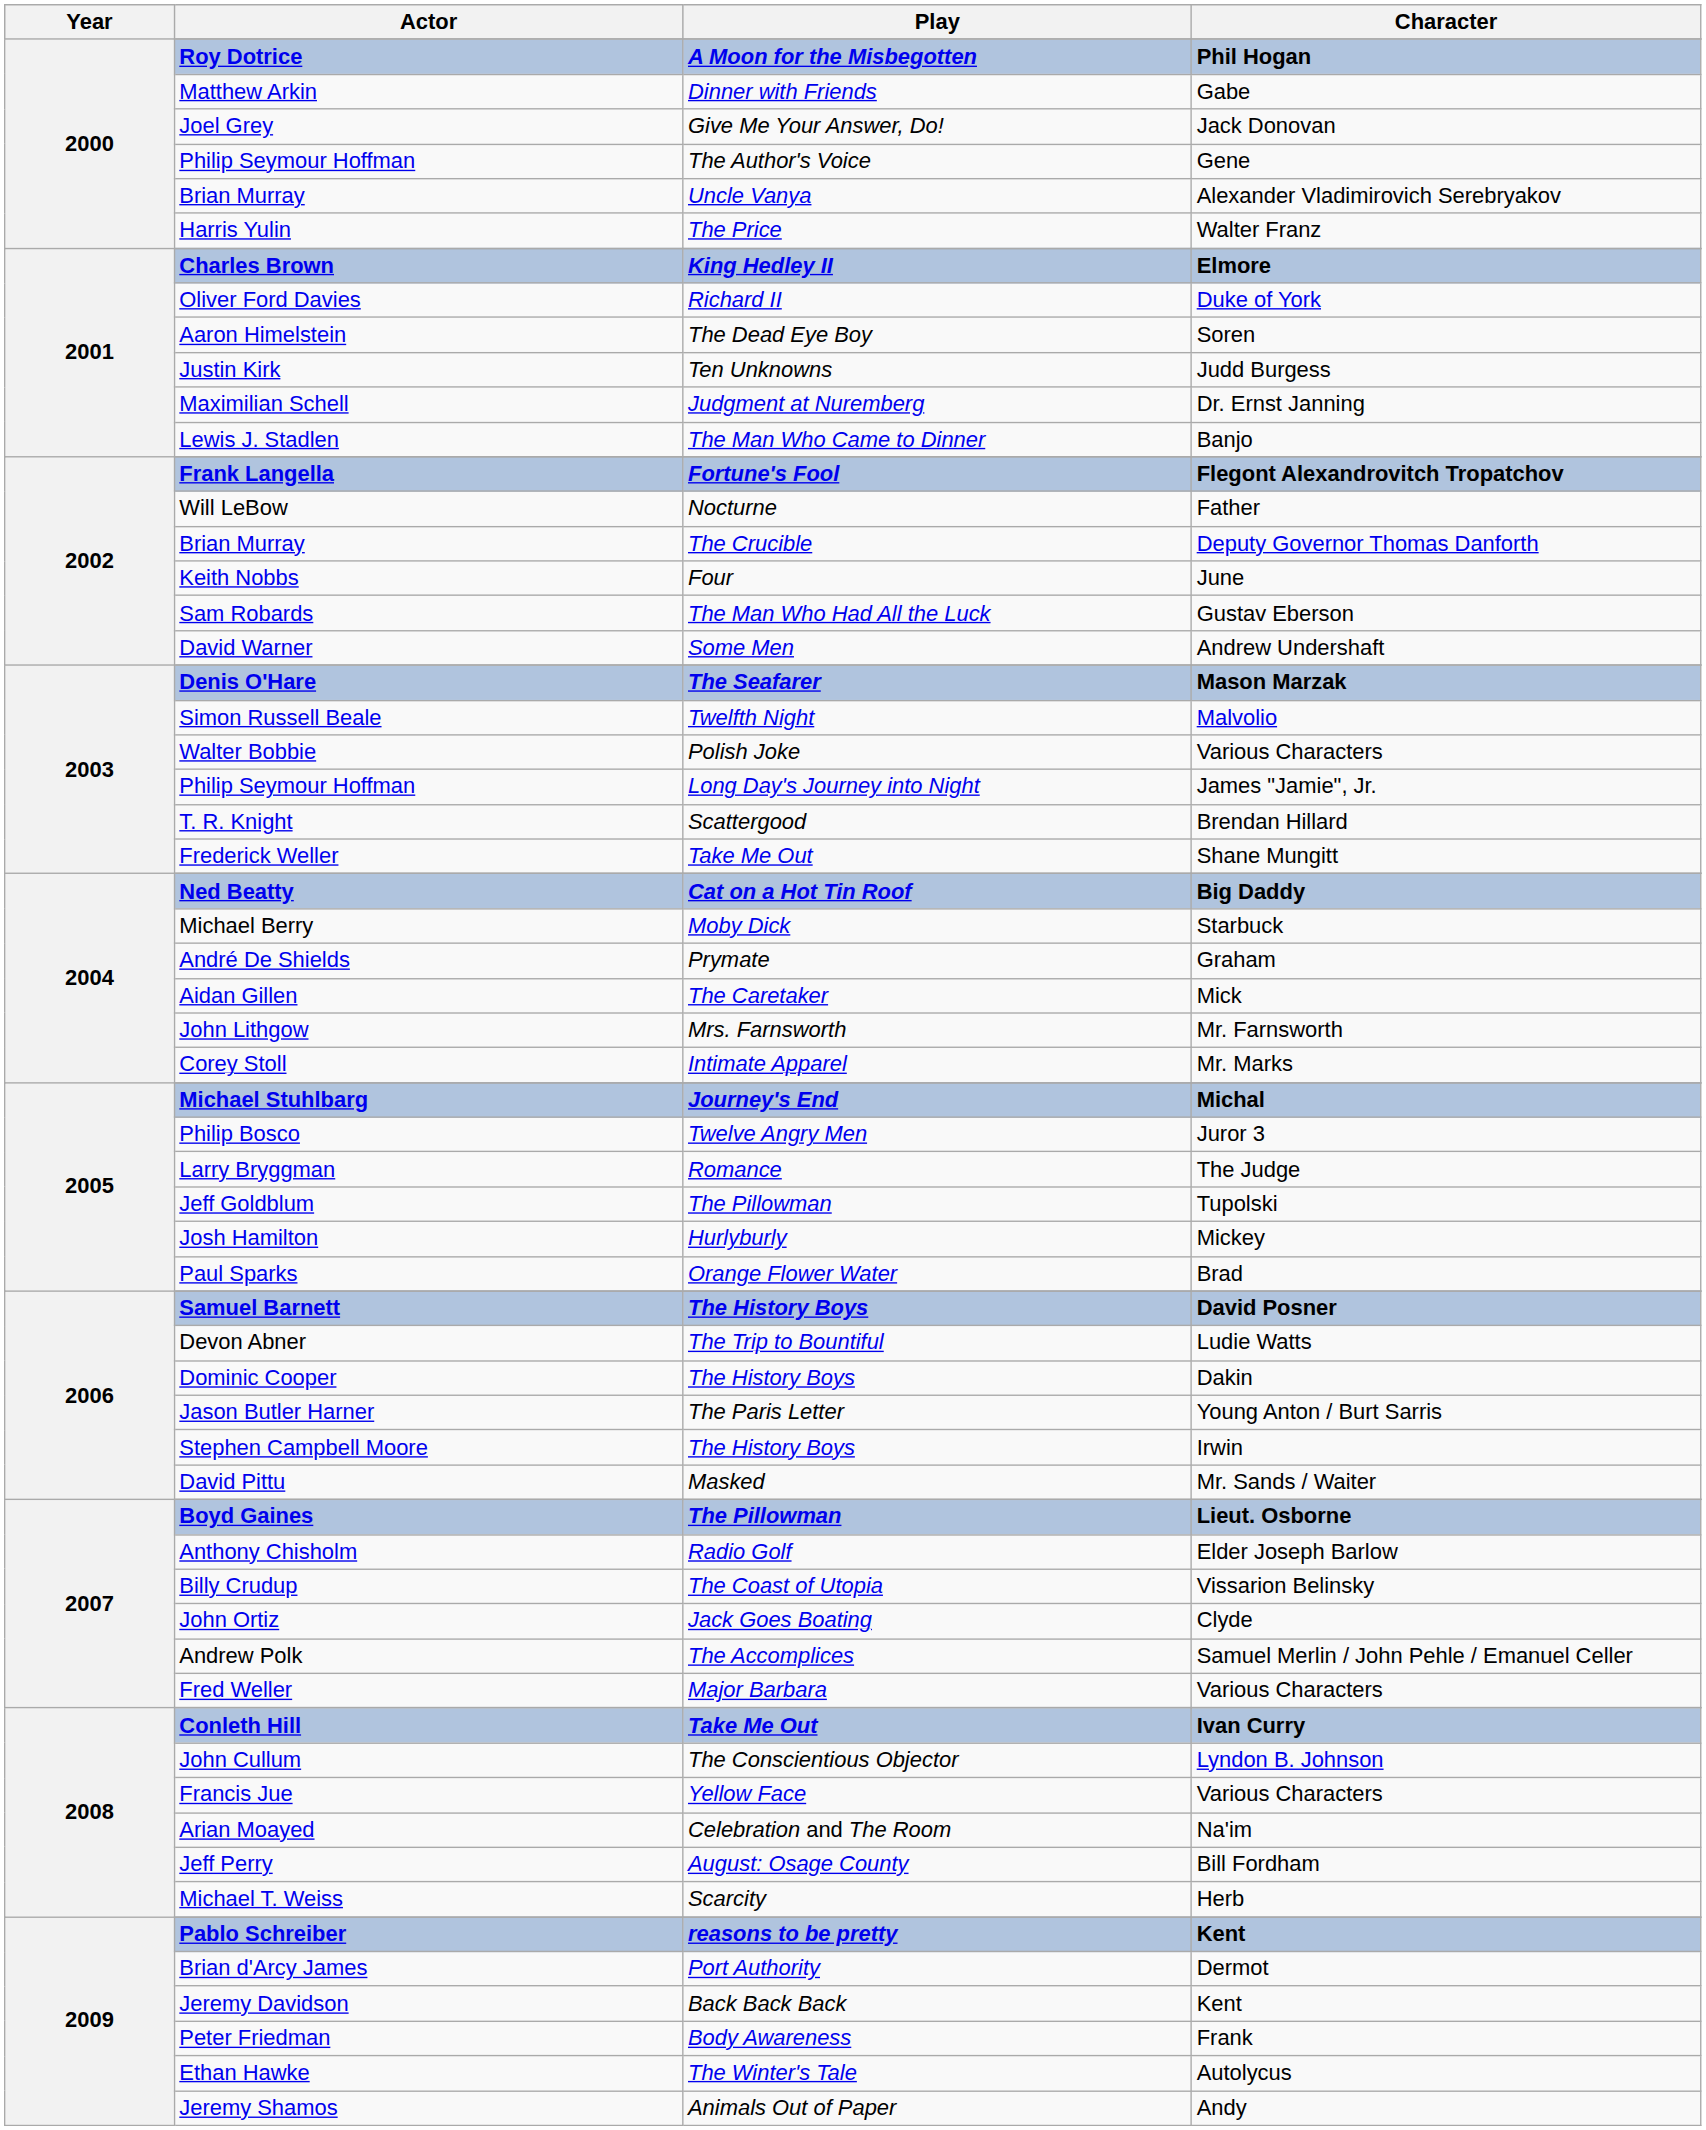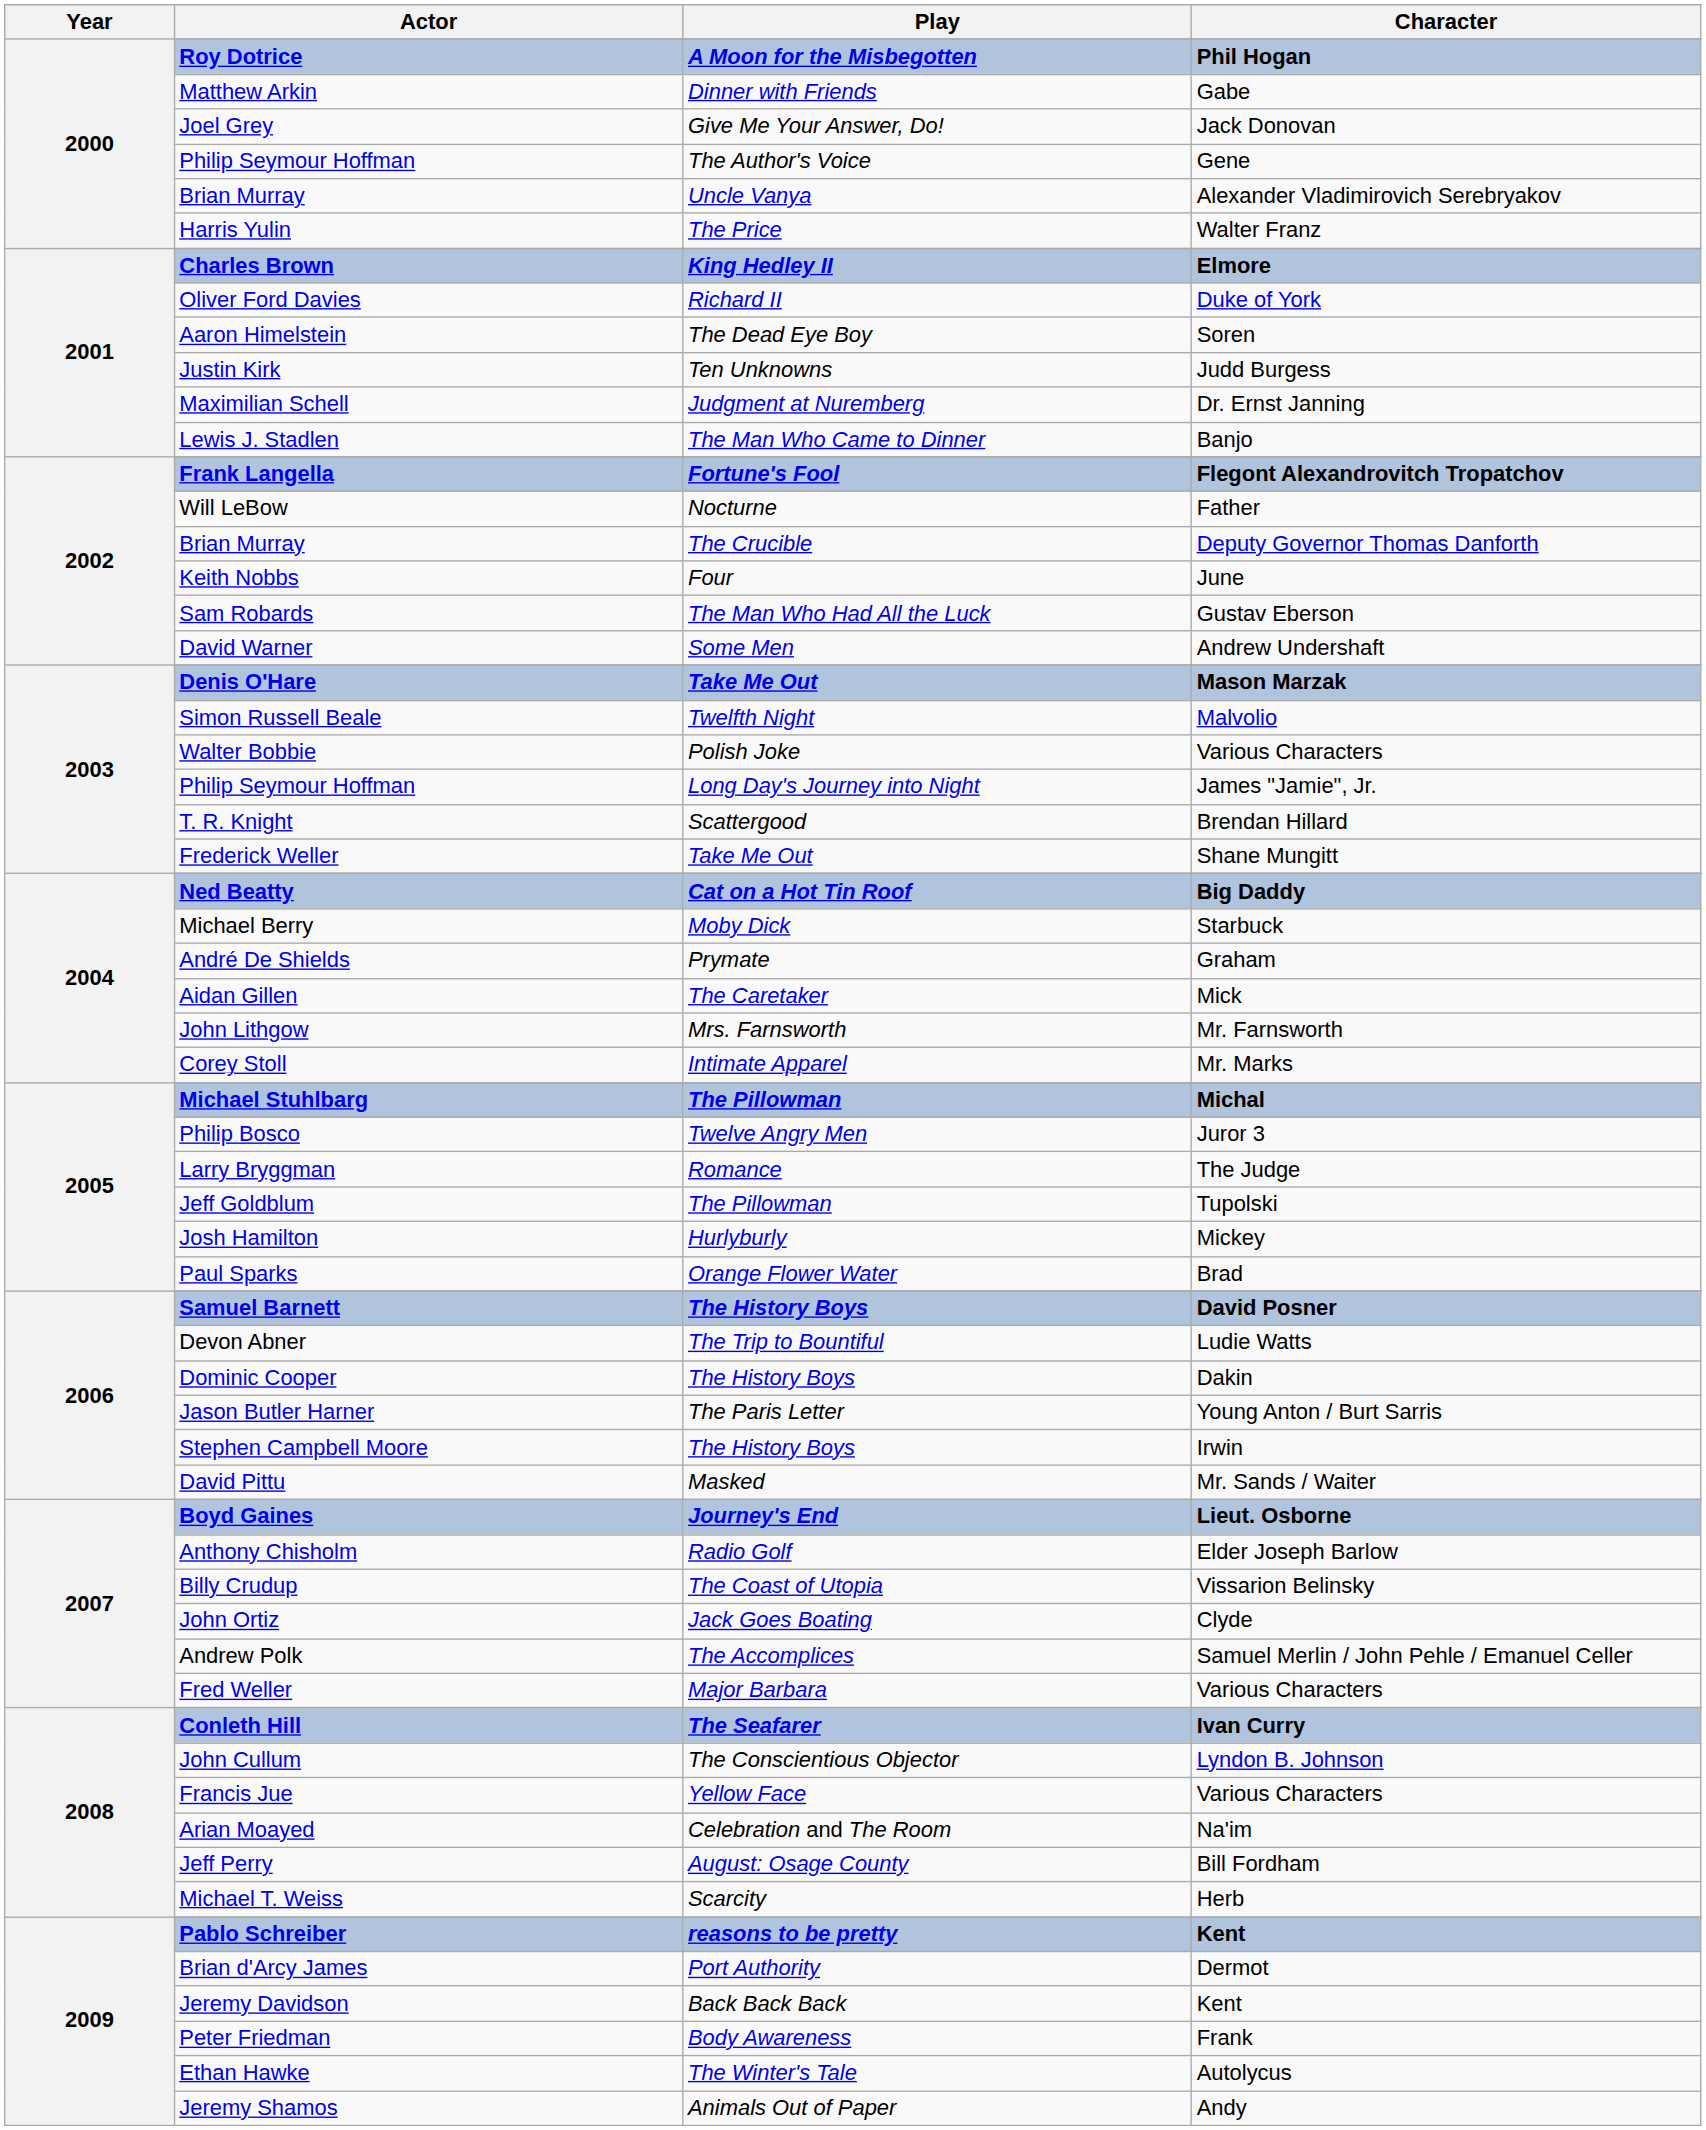(754, 682) The Seafarer -> (753, 682) Take Me Out
(763, 1099) Journey's End -> (765, 1099) The Pillowman
(765, 1516) The Pillowman -> (763, 1516) Journey's End
(753, 1725) Take Me Out -> (754, 1725) The Seafarer
